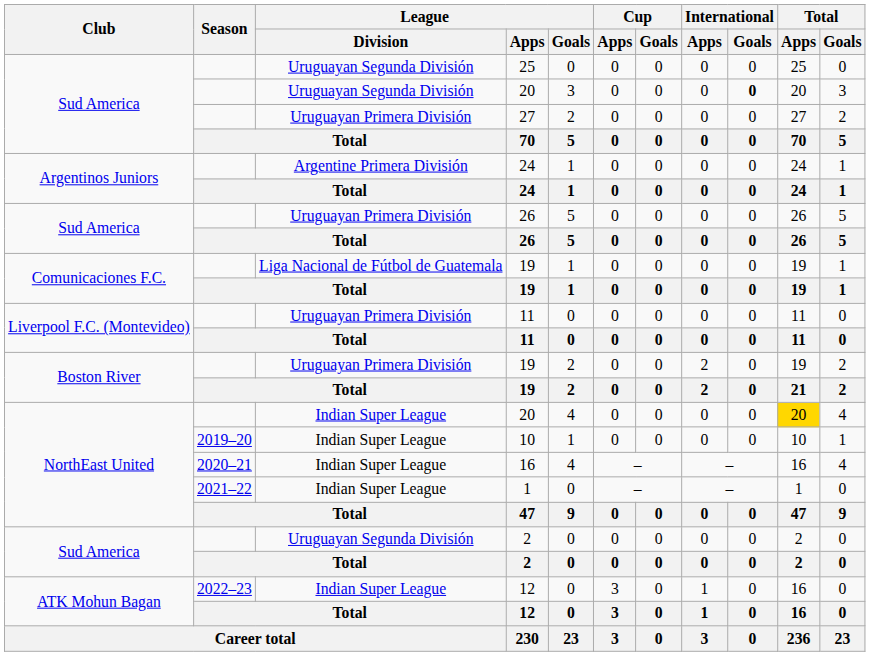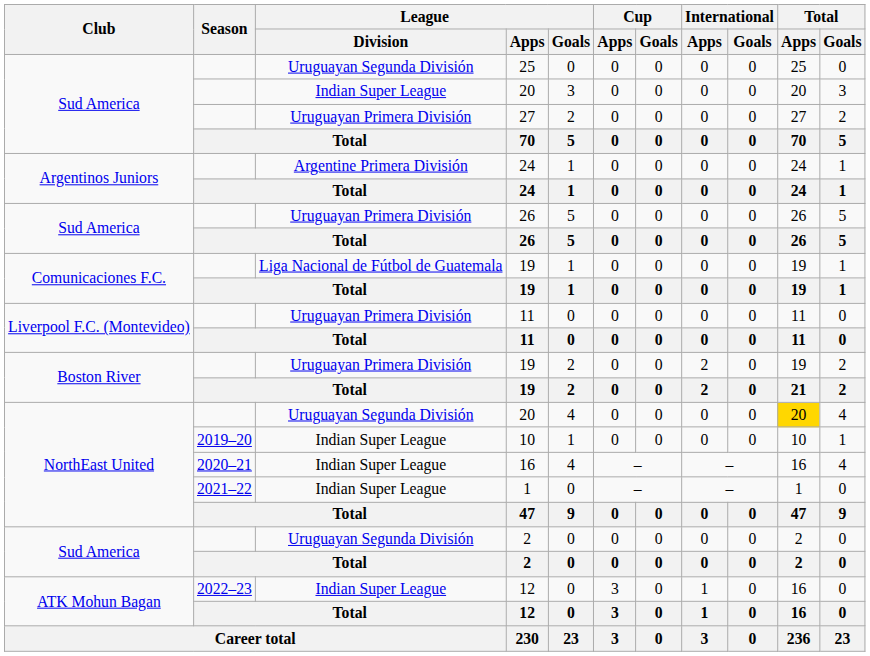(381, 91) Uruguayan Segunda División -> (381, 91) Indian Super League
(753, 91) bold -> (753, 91) normal
(381, 414) Indian Super League -> (381, 414) Uruguayan Segunda División
